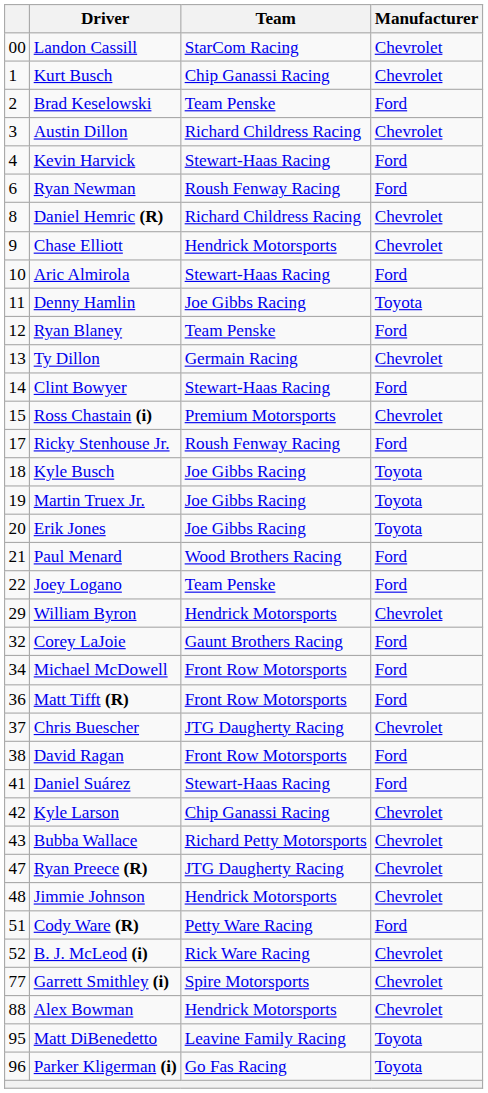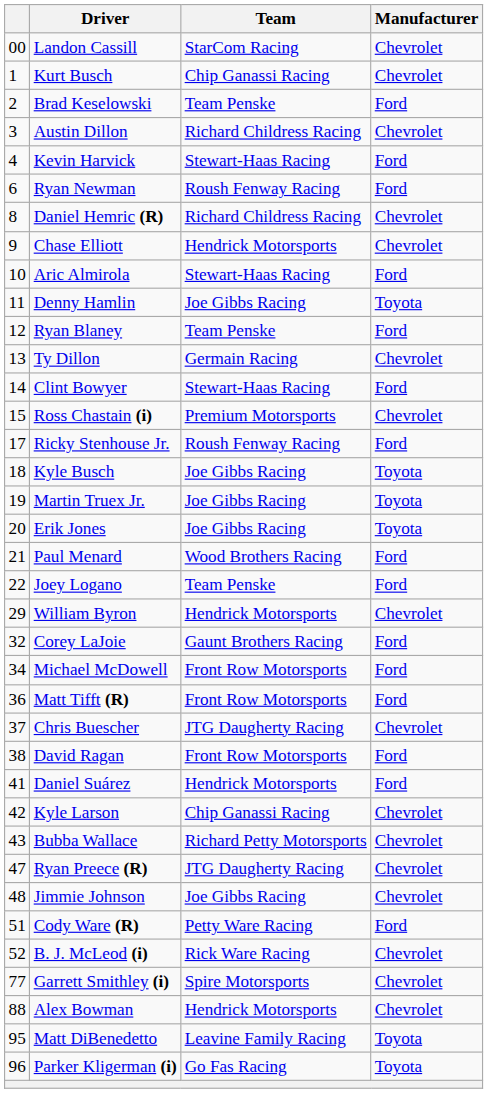(257, 783) Stewart-Haas Racing -> (261, 783) Hendrick Motorsports
(261, 896) Hendrick Motorsports -> (245, 896) Joe Gibbs Racing
